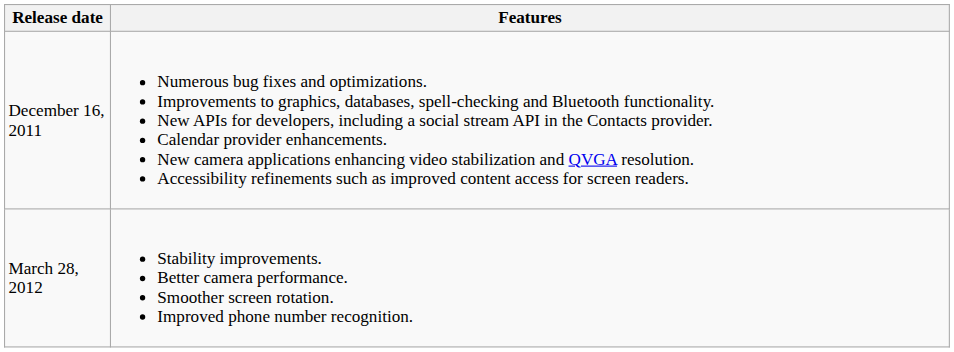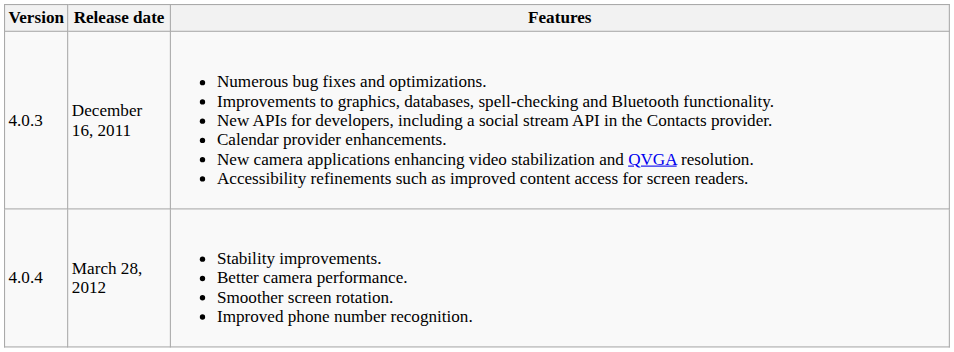+ column: (36, 18)
